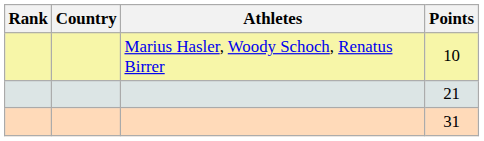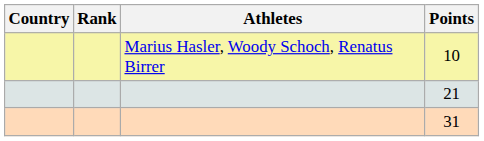columns swapped: (28, 18) <-> (86, 18)
